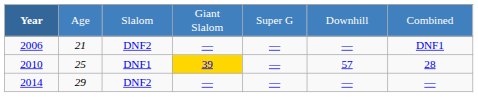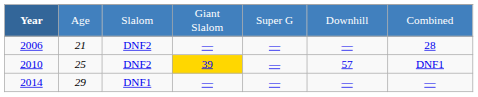(430, 45) DNF1 -> (430, 45) 28
(137, 64) DNF1 -> (137, 64) DNF2
(430, 64) 28 -> (430, 64) DNF1
(137, 82) DNF2 -> (137, 82) DNF1
